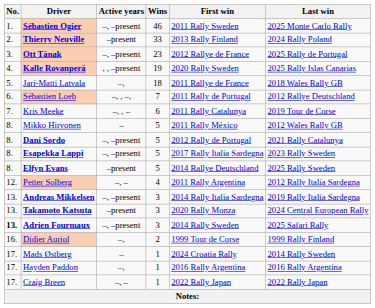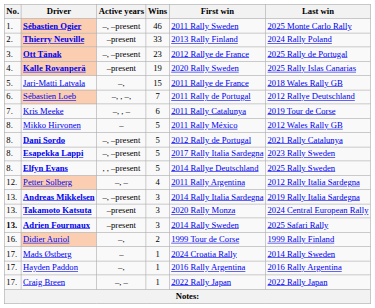(121, 69) , , –present -> (121, 69) –present
(158, 83) 18 -> (158, 83) 15
(121, 168) –present -> (121, 168) , , –present
(121, 225) –, –present -> (121, 225) –present
